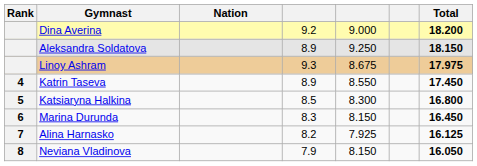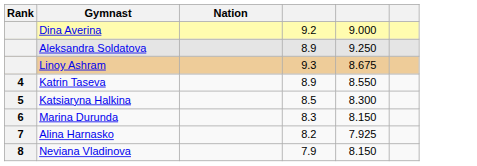- column: (446, 13)
